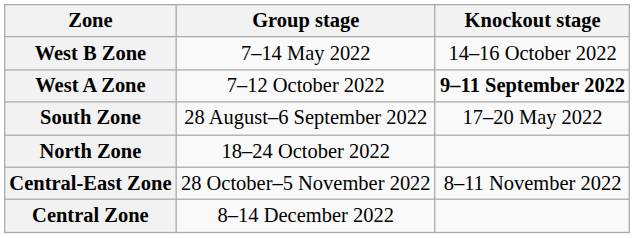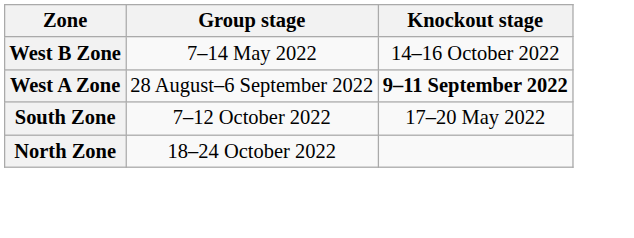(306, 85) 7–12 October 2022 -> (252, 85) 28 August–6 September 2022
(306, 118) 28 August–6 September 2022 -> (252, 118) 7–12 October 2022
- row: (90, 183)
- row: (90, 215)
